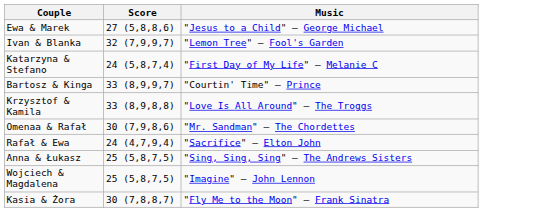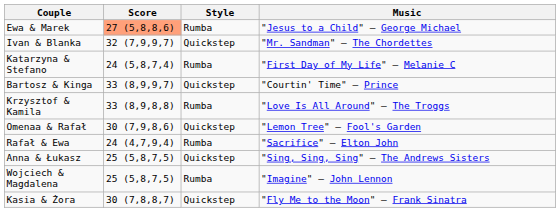+ column: (220, 12)
(140, 28) no background -> (140, 28) lightsalmon background
(264, 43) "Lemon Tree" — Fool's Garden -> (347, 43) "Mr. Sandman" — The Chordettes
(269, 127) "Mr. Sandman" — The Chordettes -> (341, 127) "Lemon Tree" — Fool's Garden
